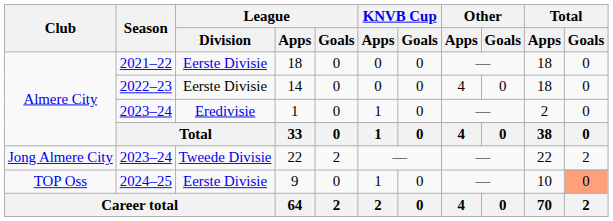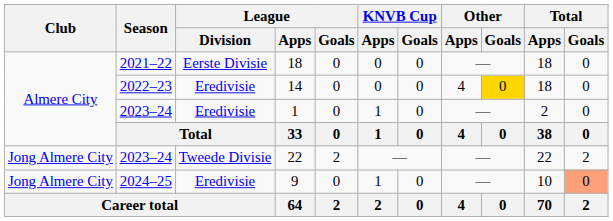(225, 87) Eerste Divisie -> (225, 87) Eredivisie
(503, 87) no background -> (503, 87) gold background
(60, 181) TOP Oss -> (60, 181) Jong Almere City
(225, 181) Eerste Divisie -> (225, 181) Eredivisie
